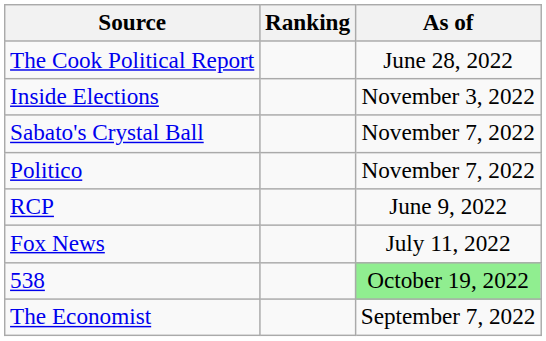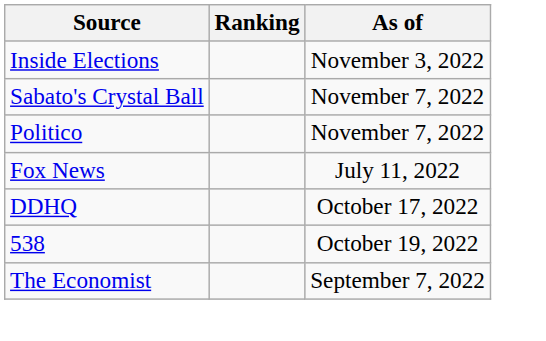- row: (132, 59)
- row: (32, 206)
+ row: (44, 206)
(448, 280) lightgreen background -> (398, 243) no background
